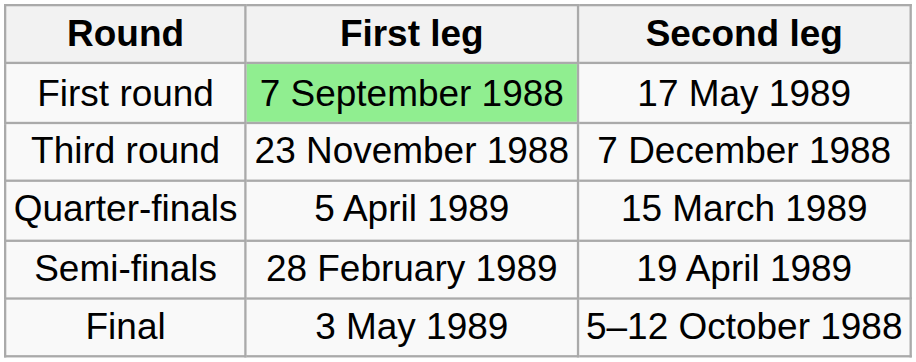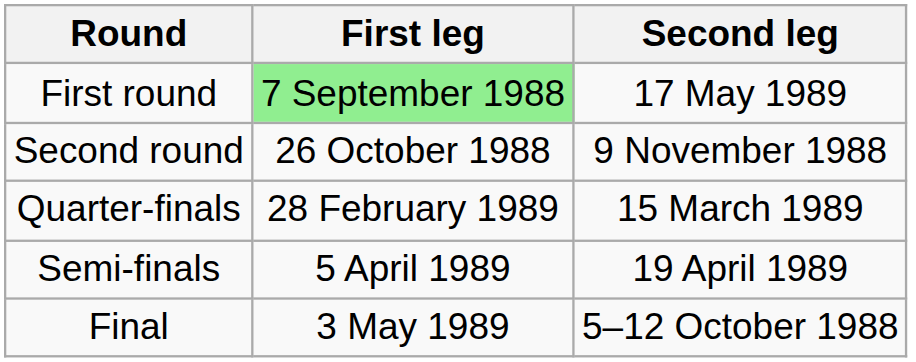+ row: (129, 151)
- row: (126, 151)
(412, 209) 5 April 1989 -> (413, 209) 28 February 1989
(412, 268) 28 February 1989 -> (413, 268) 5 April 1989
